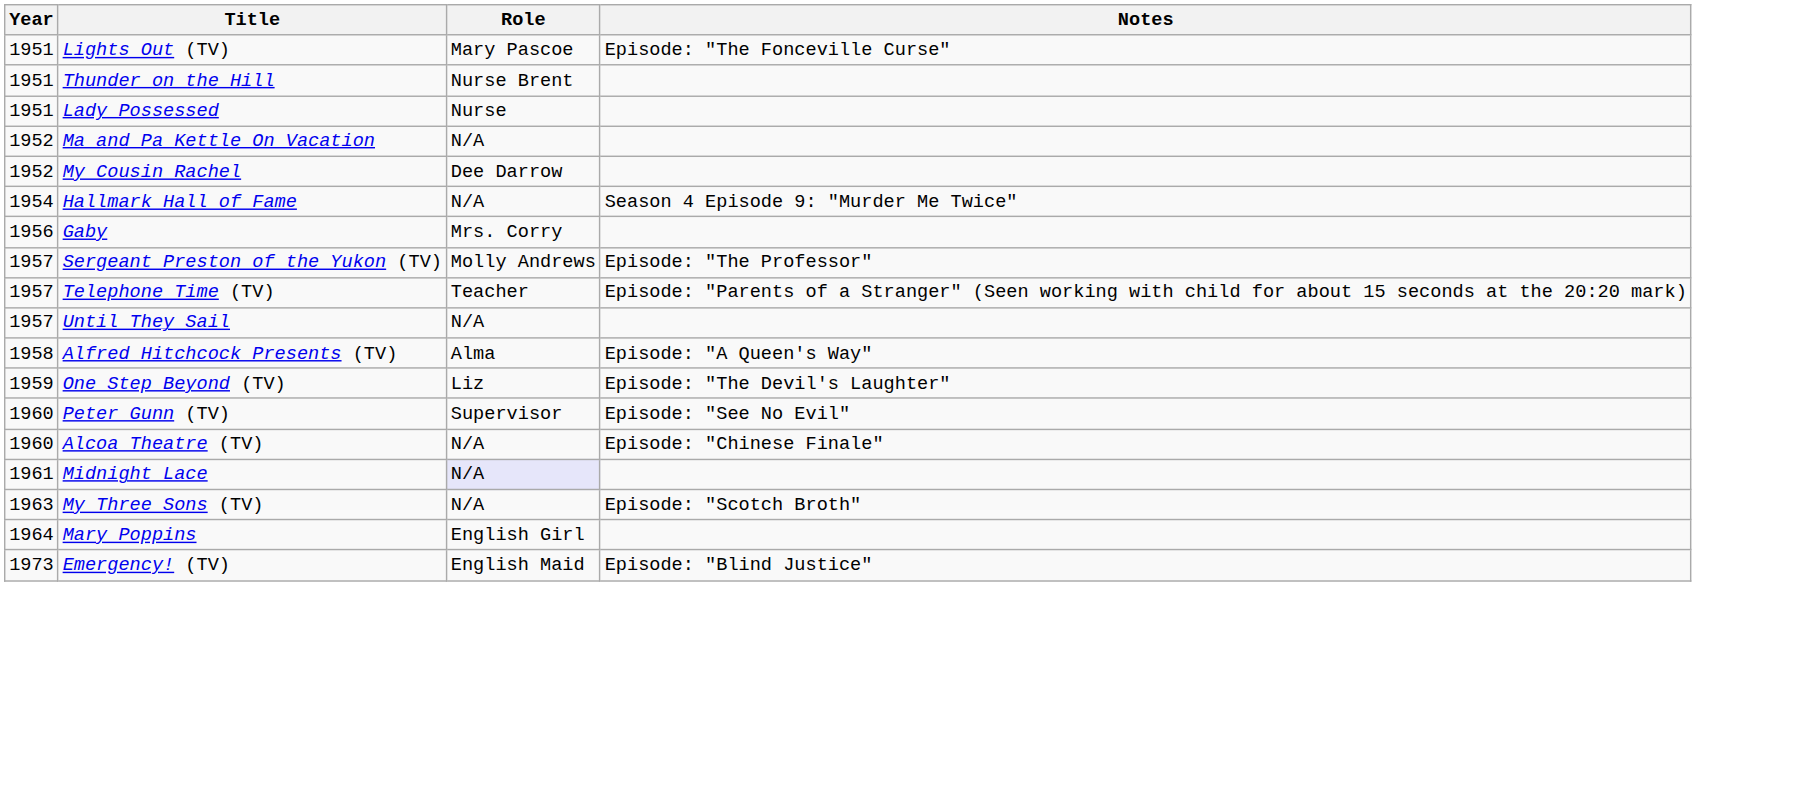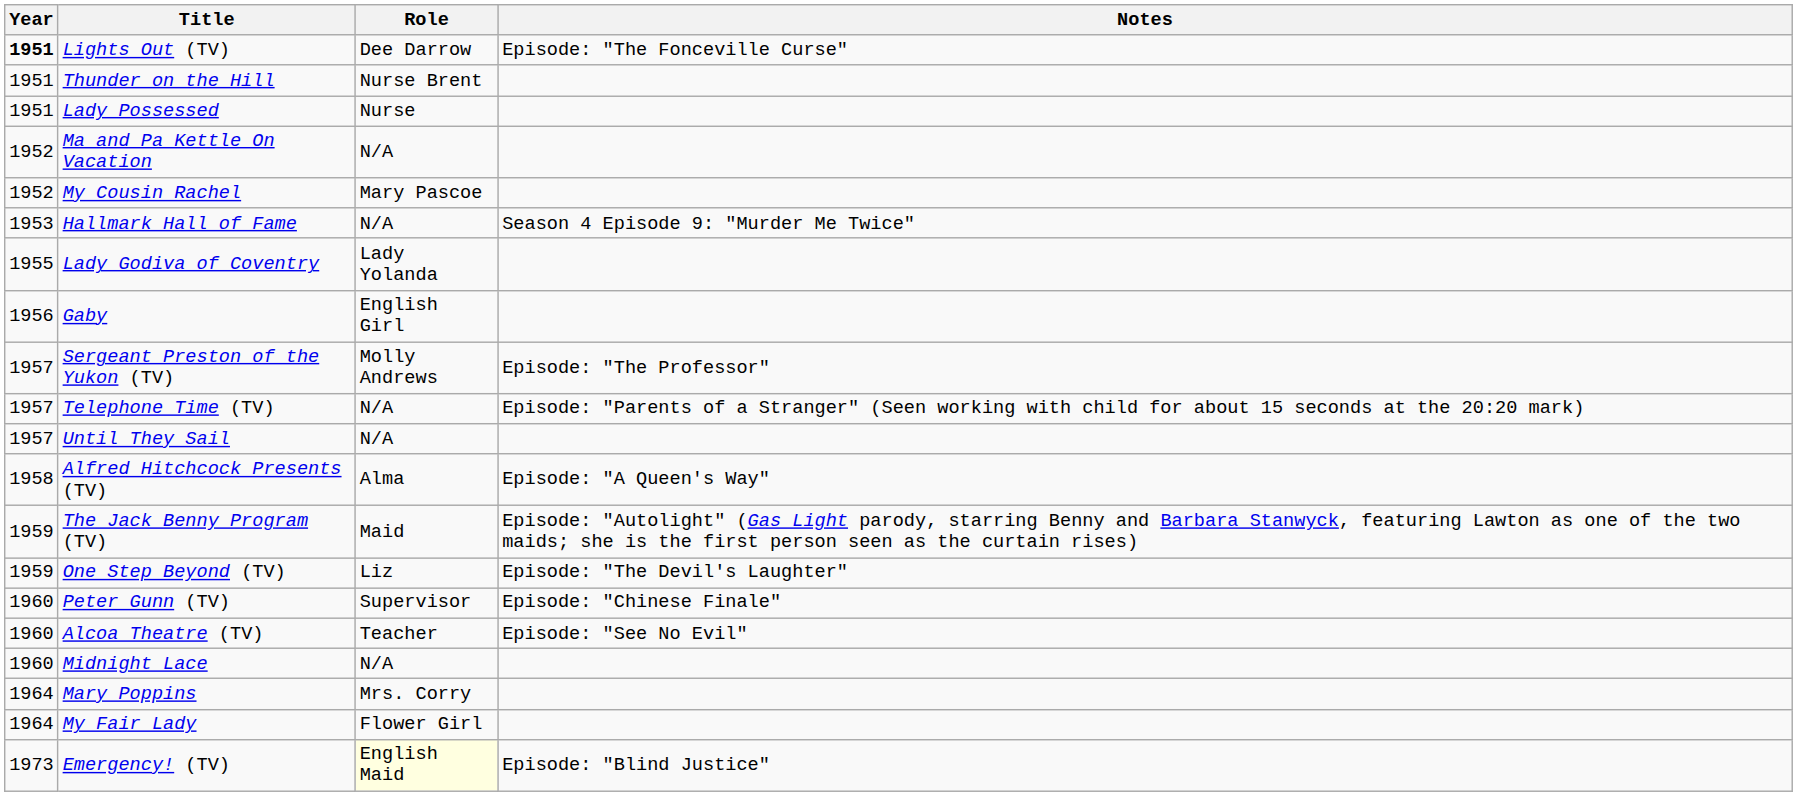(31, 50) normal -> (31, 50) bold
(512, 50) Mary Pascoe -> (415, 50) Dee Darrow
(507, 171) Dee Darrow -> (421, 193) Mary Pascoe
(31, 202) 1954 -> (31, 223) 1953
+ row: (191, 264)
(507, 232) Mrs. Corry -> (399, 316) English Girl
(490, 293) Teacher -> (376, 409) N/A
+ row: (185, 532)
(727, 414) Episode: "See No Evil" -> (642, 603) Episode: "Chinese Finale"
(468, 444) N/A -> (399, 633) Teacher
(744, 444) Episode: "Chinese Finale" -> (625, 633) Episode: "See No Evil"
(31, 474) 1961 -> (31, 664) 1960
(468, 474) lavender background -> (376, 664) no background
- row: (163, 505)
(518, 535) English Girl -> (415, 694) Mrs. Corry
+ row: (130, 724)
(518, 565) no background -> (399, 765) lightyellow background
